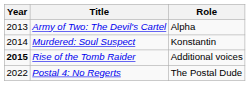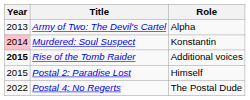(17, 42) no background -> (17, 42) pink background
+ row: (82, 73)
